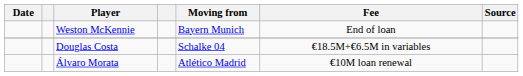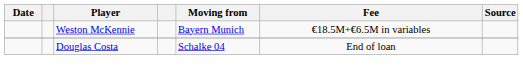(371, 29) End of loan -> (371, 29) €18.5M+€6.5M in variables
(371, 46) €18.5M+€6.5M in variables -> (371, 46) End of loan
- row: (87, 63)
